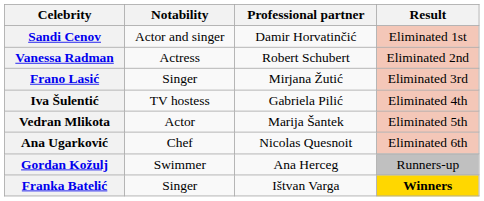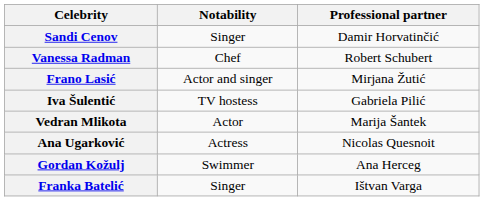- column: (428, 15)
(180, 36) Actor and singer -> (228, 36) Singer
(180, 57) Actress -> (228, 57) Chef
(180, 79) Singer -> (228, 79) Actor and singer
(180, 143) Chef -> (228, 143) Actress
